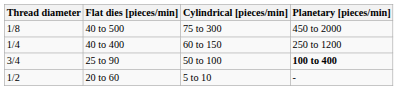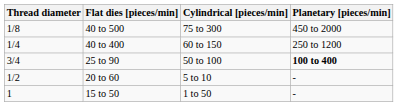+ row: (102, 93)
